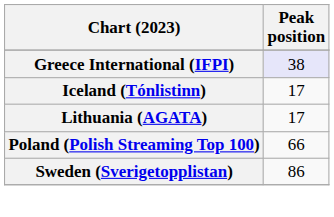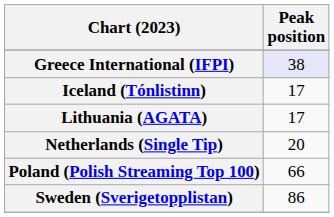+ row: (134, 144)
